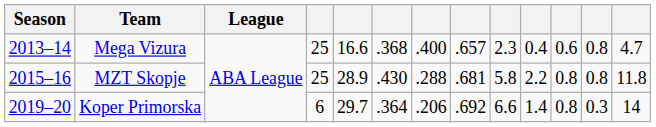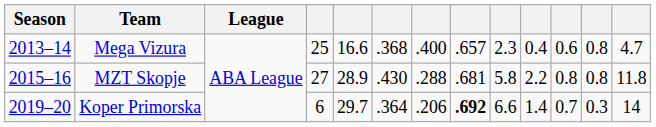(320, 77) 25 -> (320, 77) 27
(471, 107) normal -> (471, 107) bold
(566, 107) 0.8 -> (566, 107) 0.7
